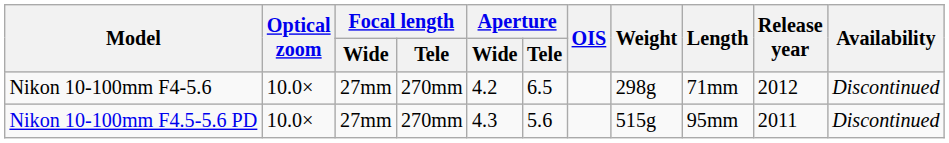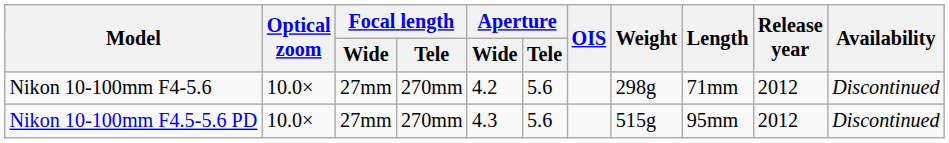(540, 88) 6.5 -> (540, 88) 5.6
(778, 121) 2011 -> (778, 121) 2012
